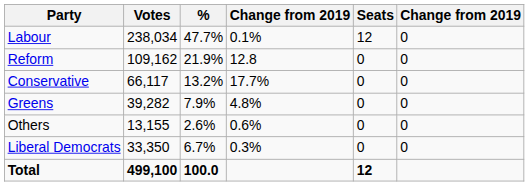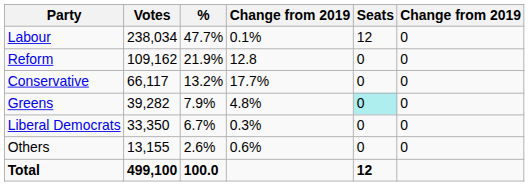(361, 103) no background -> (361, 103) paleturquoise background
rows swapped: (64, 147) <-> (29, 125)
